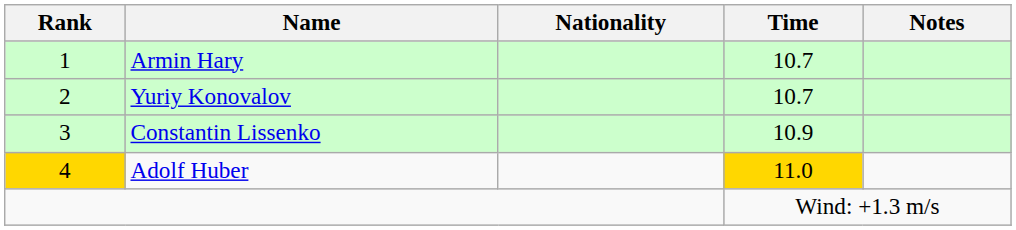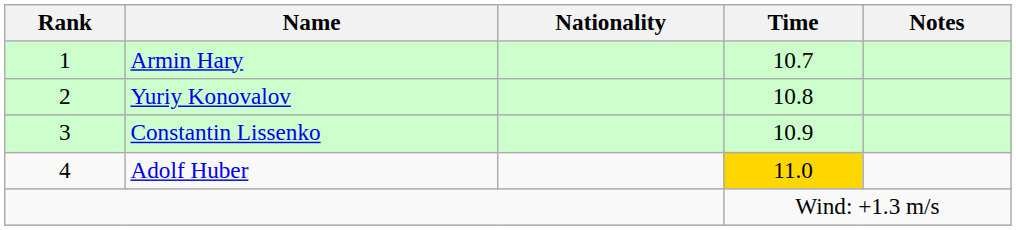(793, 96) 10.7 -> (793, 96) 10.8
(65, 170) gold background -> (65, 170) no background
